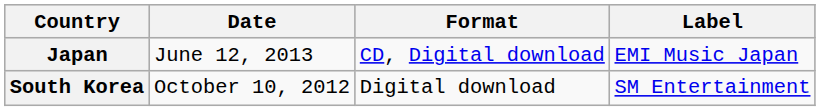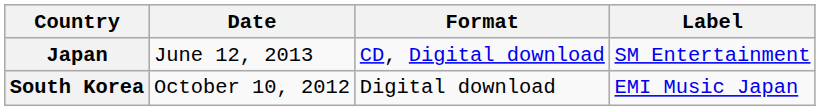(706, 55) EMI Music Japan -> (712, 55) SM Entertainment
(712, 88) SM Entertainment -> (706, 88) EMI Music Japan
